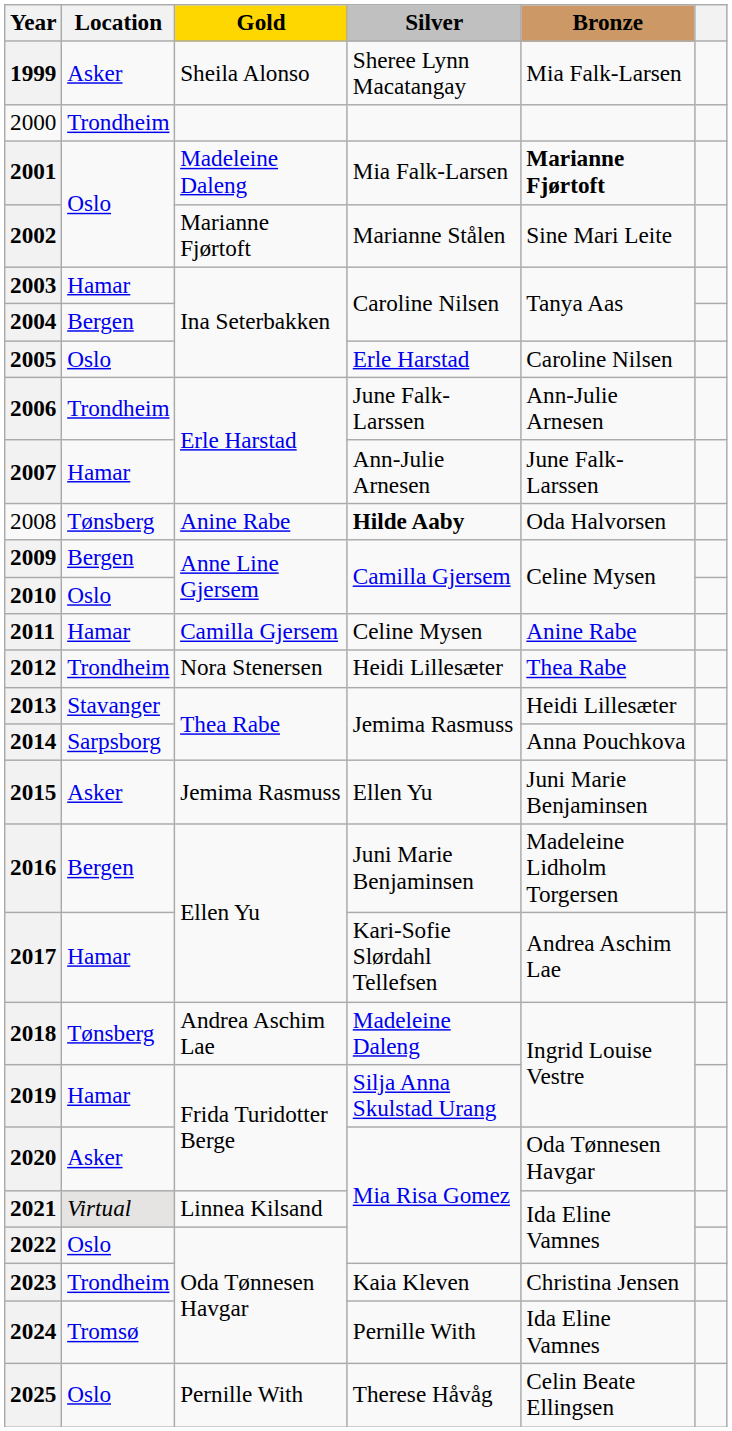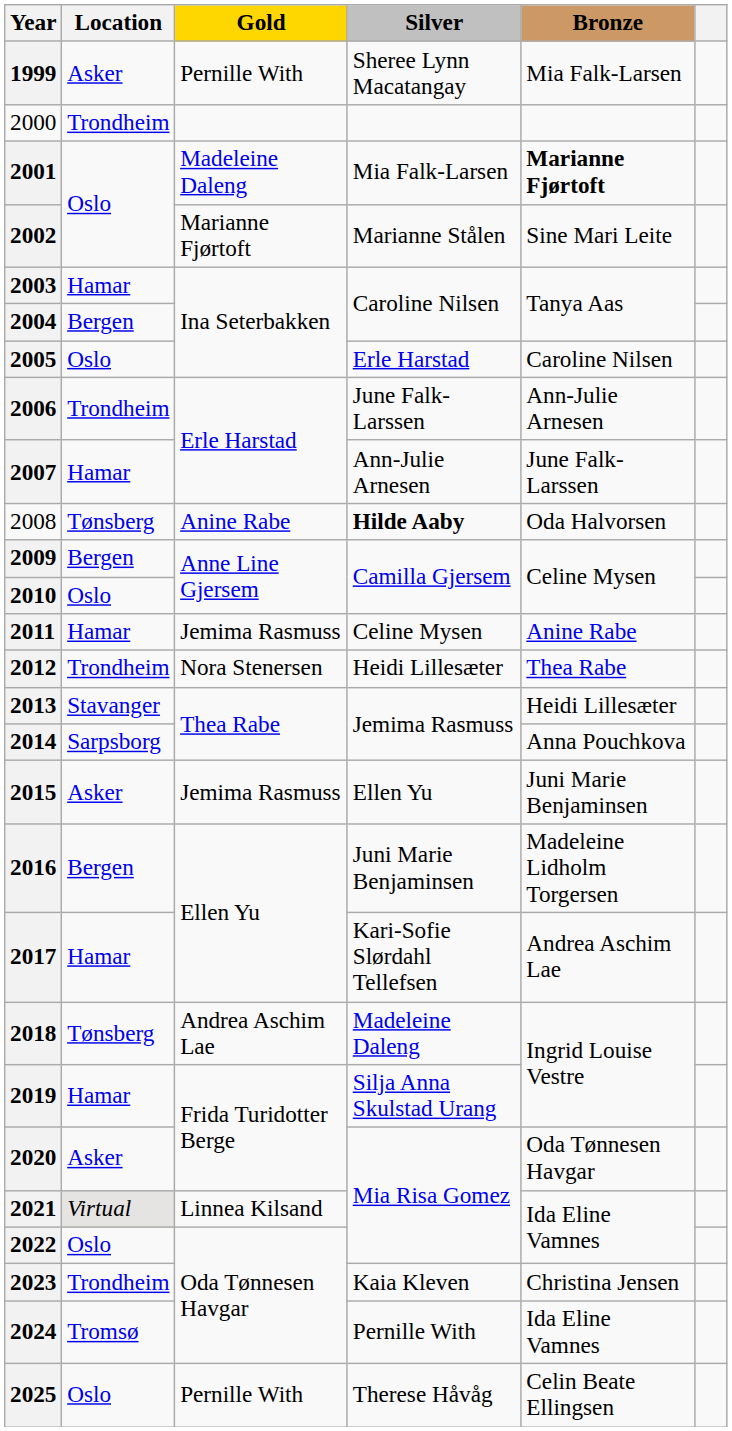(245, 72) Sheila Alonso -> (242, 72) Pernille With
(259, 631) Camilla Gjersem -> (260, 631) Jemima Rasmuss
